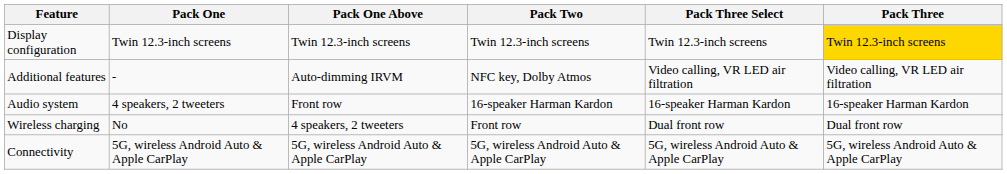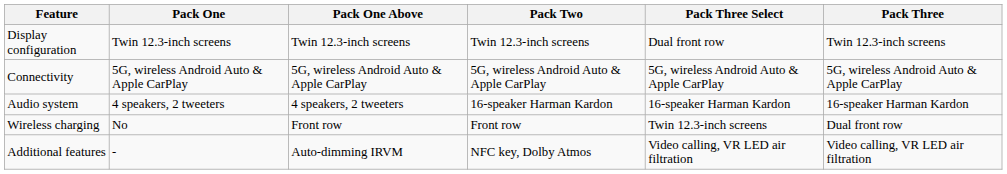(708, 42) Twin 12.3-inch screens -> (686, 42) Dual front row
(886, 42) gold background -> (886, 42) no background
rows swapped: (40, 152) <-> (57, 76)
(317, 104) Front row -> (347, 104) 4 speakers, 2 tweeters
(347, 124) 4 speakers, 2 tweeters -> (317, 124) Front row
(686, 124) Dual front row -> (708, 124) Twin 12.3-inch screens
